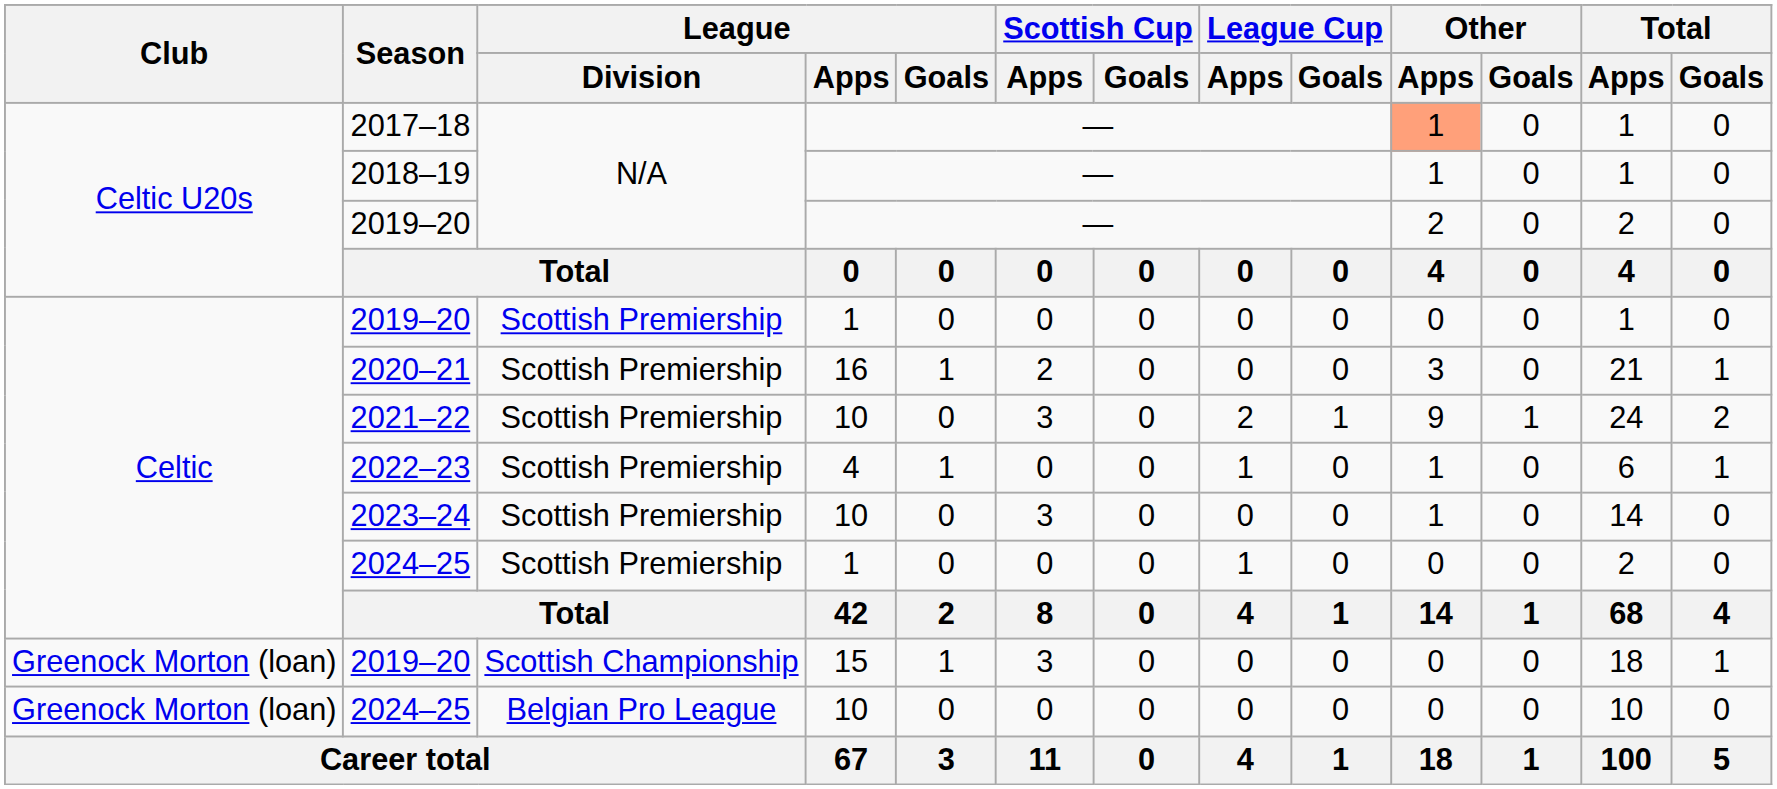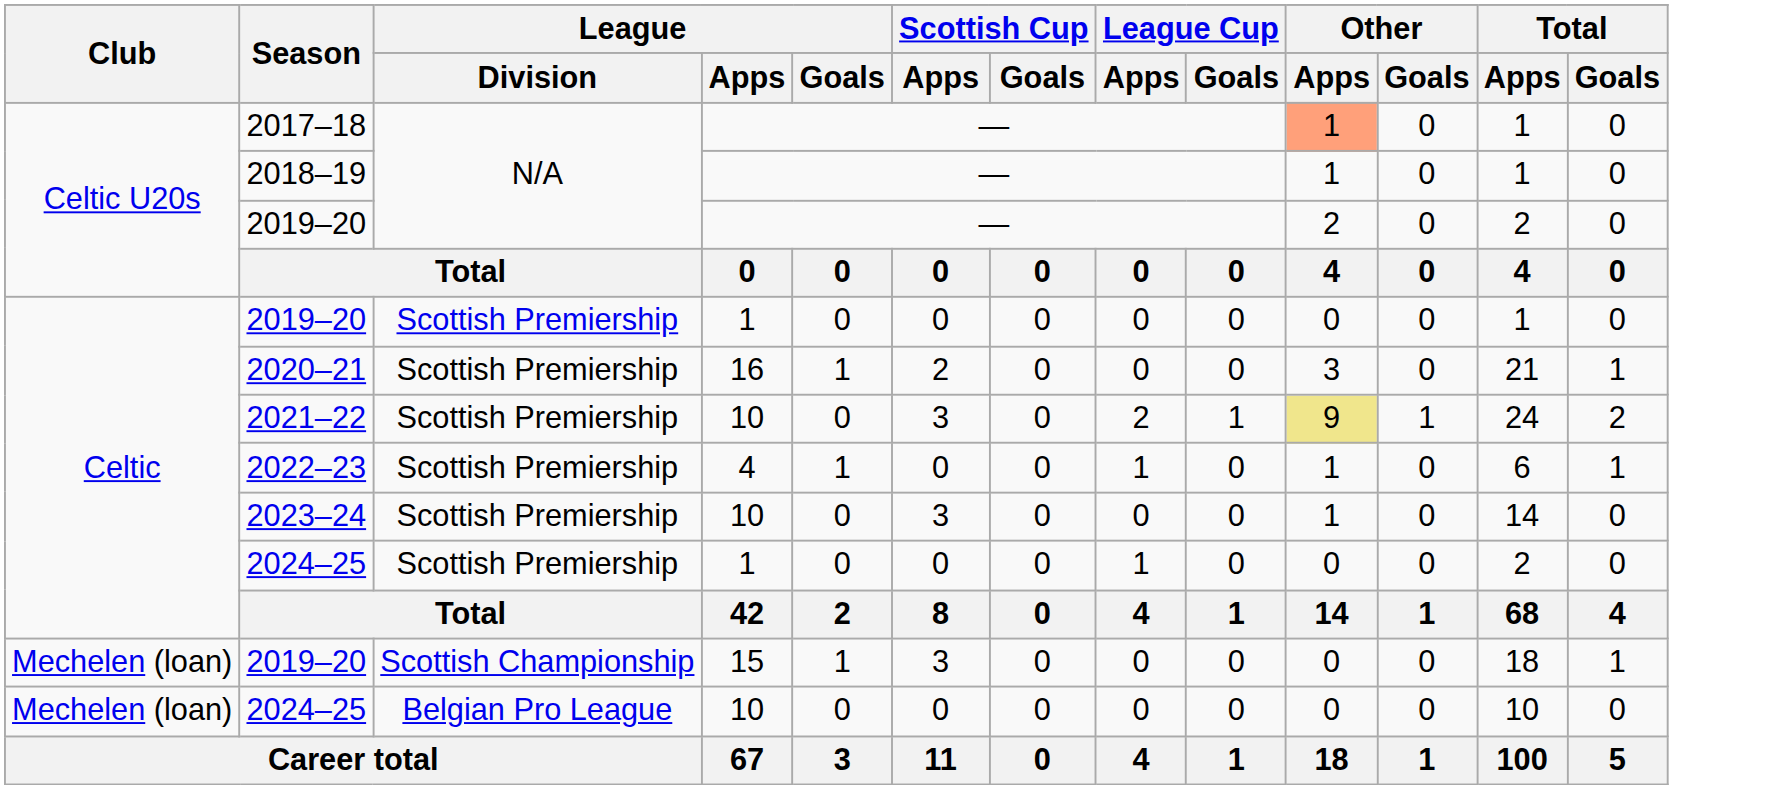(1436, 418) no background -> (1332, 418) khaki background
(174, 662) Greenock Morton (loan) -> (122, 662) Mechelen (loan)
(174, 710) Greenock Morton (loan) -> (122, 710) Mechelen (loan)
